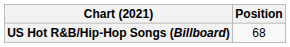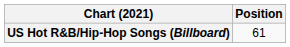(259, 33) 68 -> (259, 33) 61
